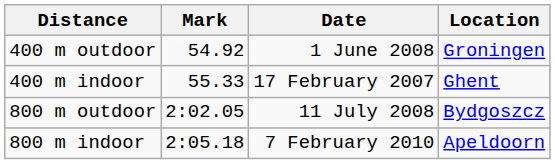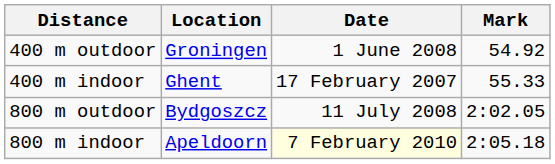columns swapped: (205, 20) <-> (494, 20)
(350, 143) no background -> (372, 143) lightyellow background
